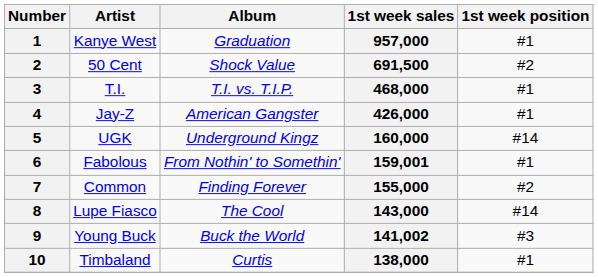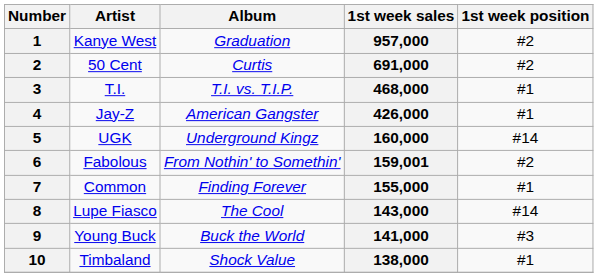(525, 41) #1 -> (525, 41) #2
(252, 65) Shock Value -> (252, 65) Curtis
(401, 65) 691,500 -> (401, 65) 691,000
(525, 162) #1 -> (525, 162) #2
(525, 187) #2 -> (525, 187) #1
(401, 235) 141,002 -> (401, 235) 141,000
(252, 260) Curtis -> (252, 260) Shock Value
